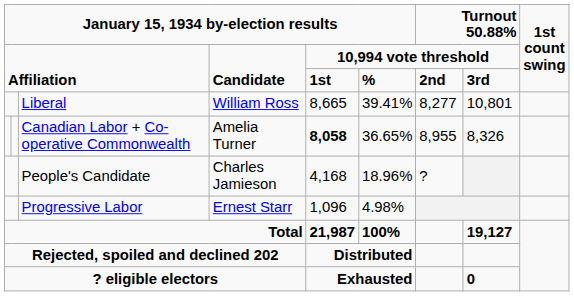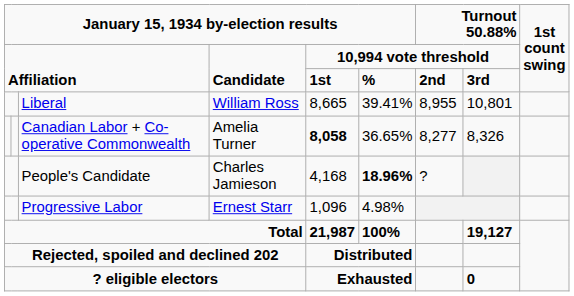(438, 103) 8,277 -> (438, 103) 8,955
(438, 135) 8,955 -> (438, 135) 8,277
(387, 176) normal -> (387, 176) bold
